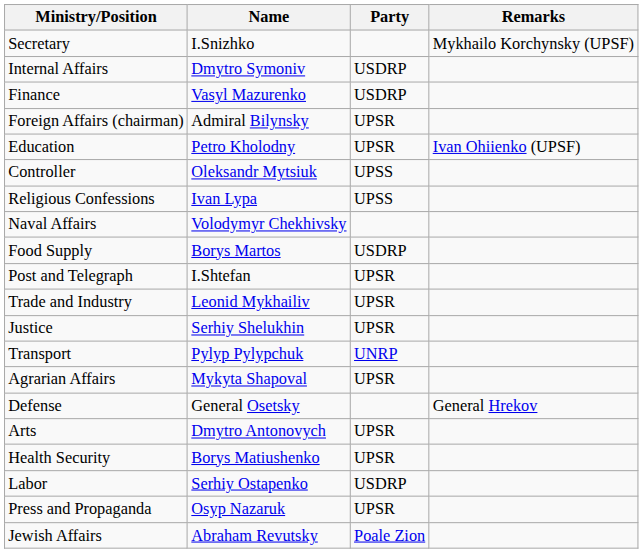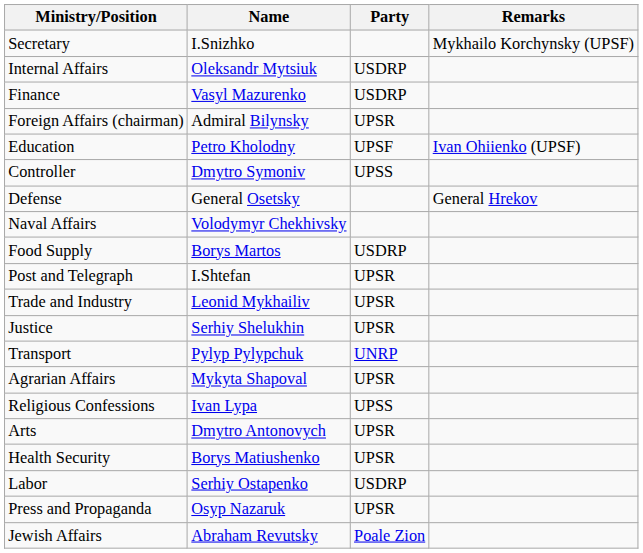(248, 69) Dmytro Symoniv -> (254, 69) Oleksandr Mytsiuk
(374, 146) UPSR -> (374, 146) UPSF
(254, 172) Oleksandr Mytsiuk -> (248, 172) Dmytro Symoniv
rows swapped: (35, 405) <-> (81, 198)
